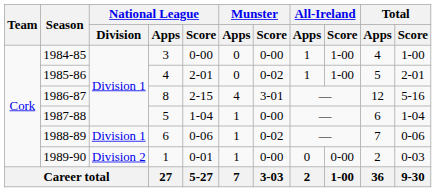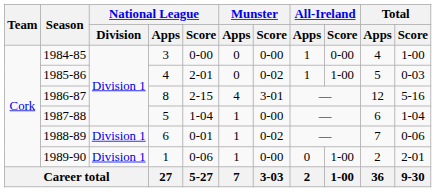(342, 55) 1-00 -> (342, 55) 0-00
(413, 75) 2-01 -> (413, 75) 0-03
(201, 136) 0-06 -> (201, 136) 0-01
(119, 156) Division 2 -> (119, 156) Division 1
(201, 156) 0-01 -> (201, 156) 0-06
(342, 156) 0-00 -> (342, 156) 1-00
(413, 156) 0-03 -> (413, 156) 2-01
